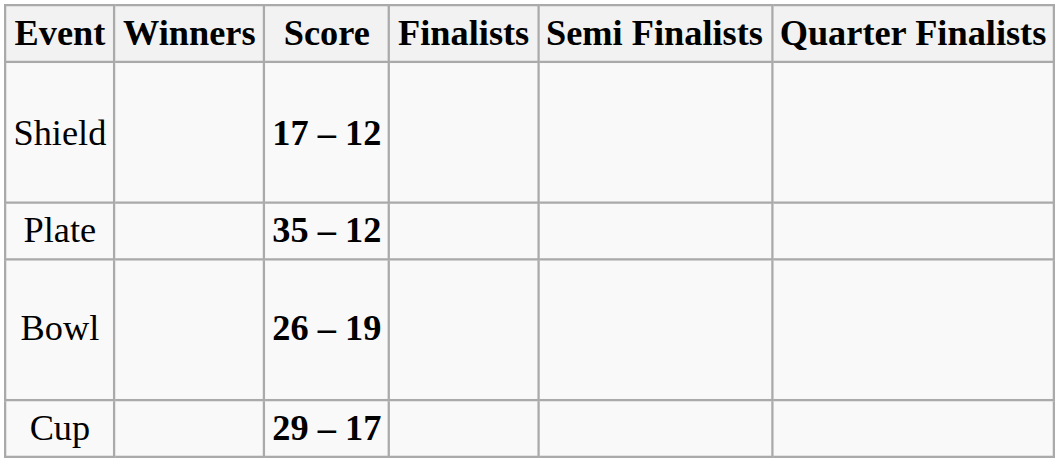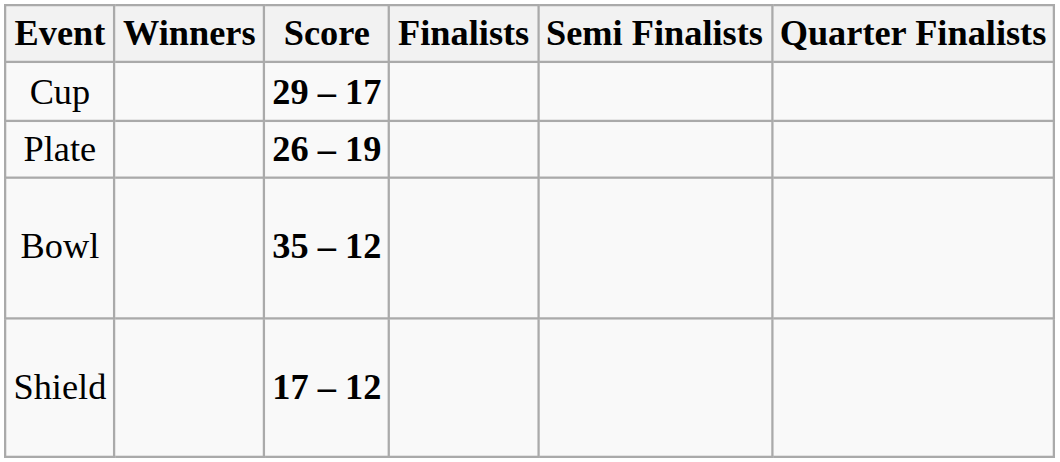rows swapped: (60, 427) <-> (60, 131)
(327, 230) 35 – 12 -> (327, 148) 26 – 19
(327, 328) 26 – 19 -> (327, 246) 35 – 12
